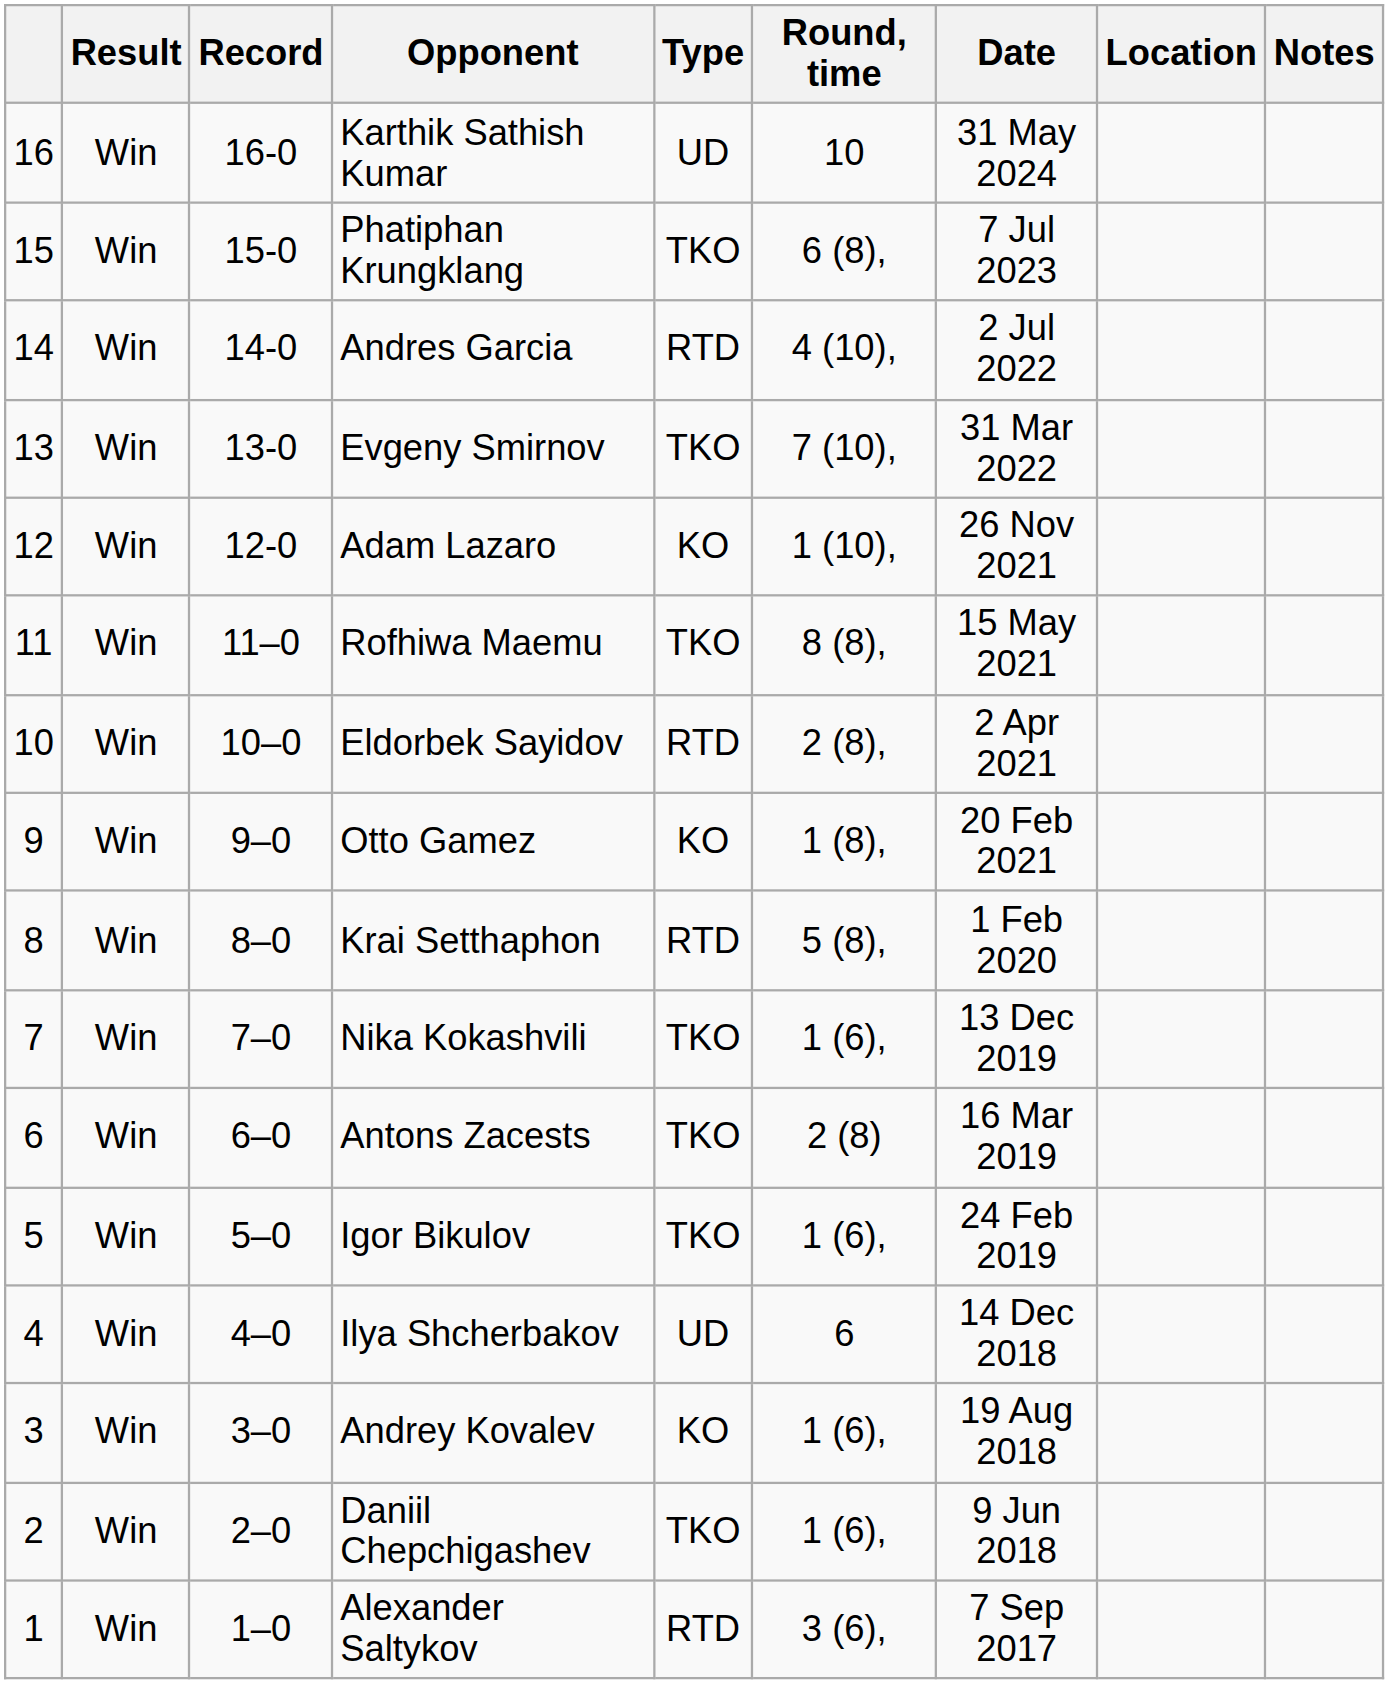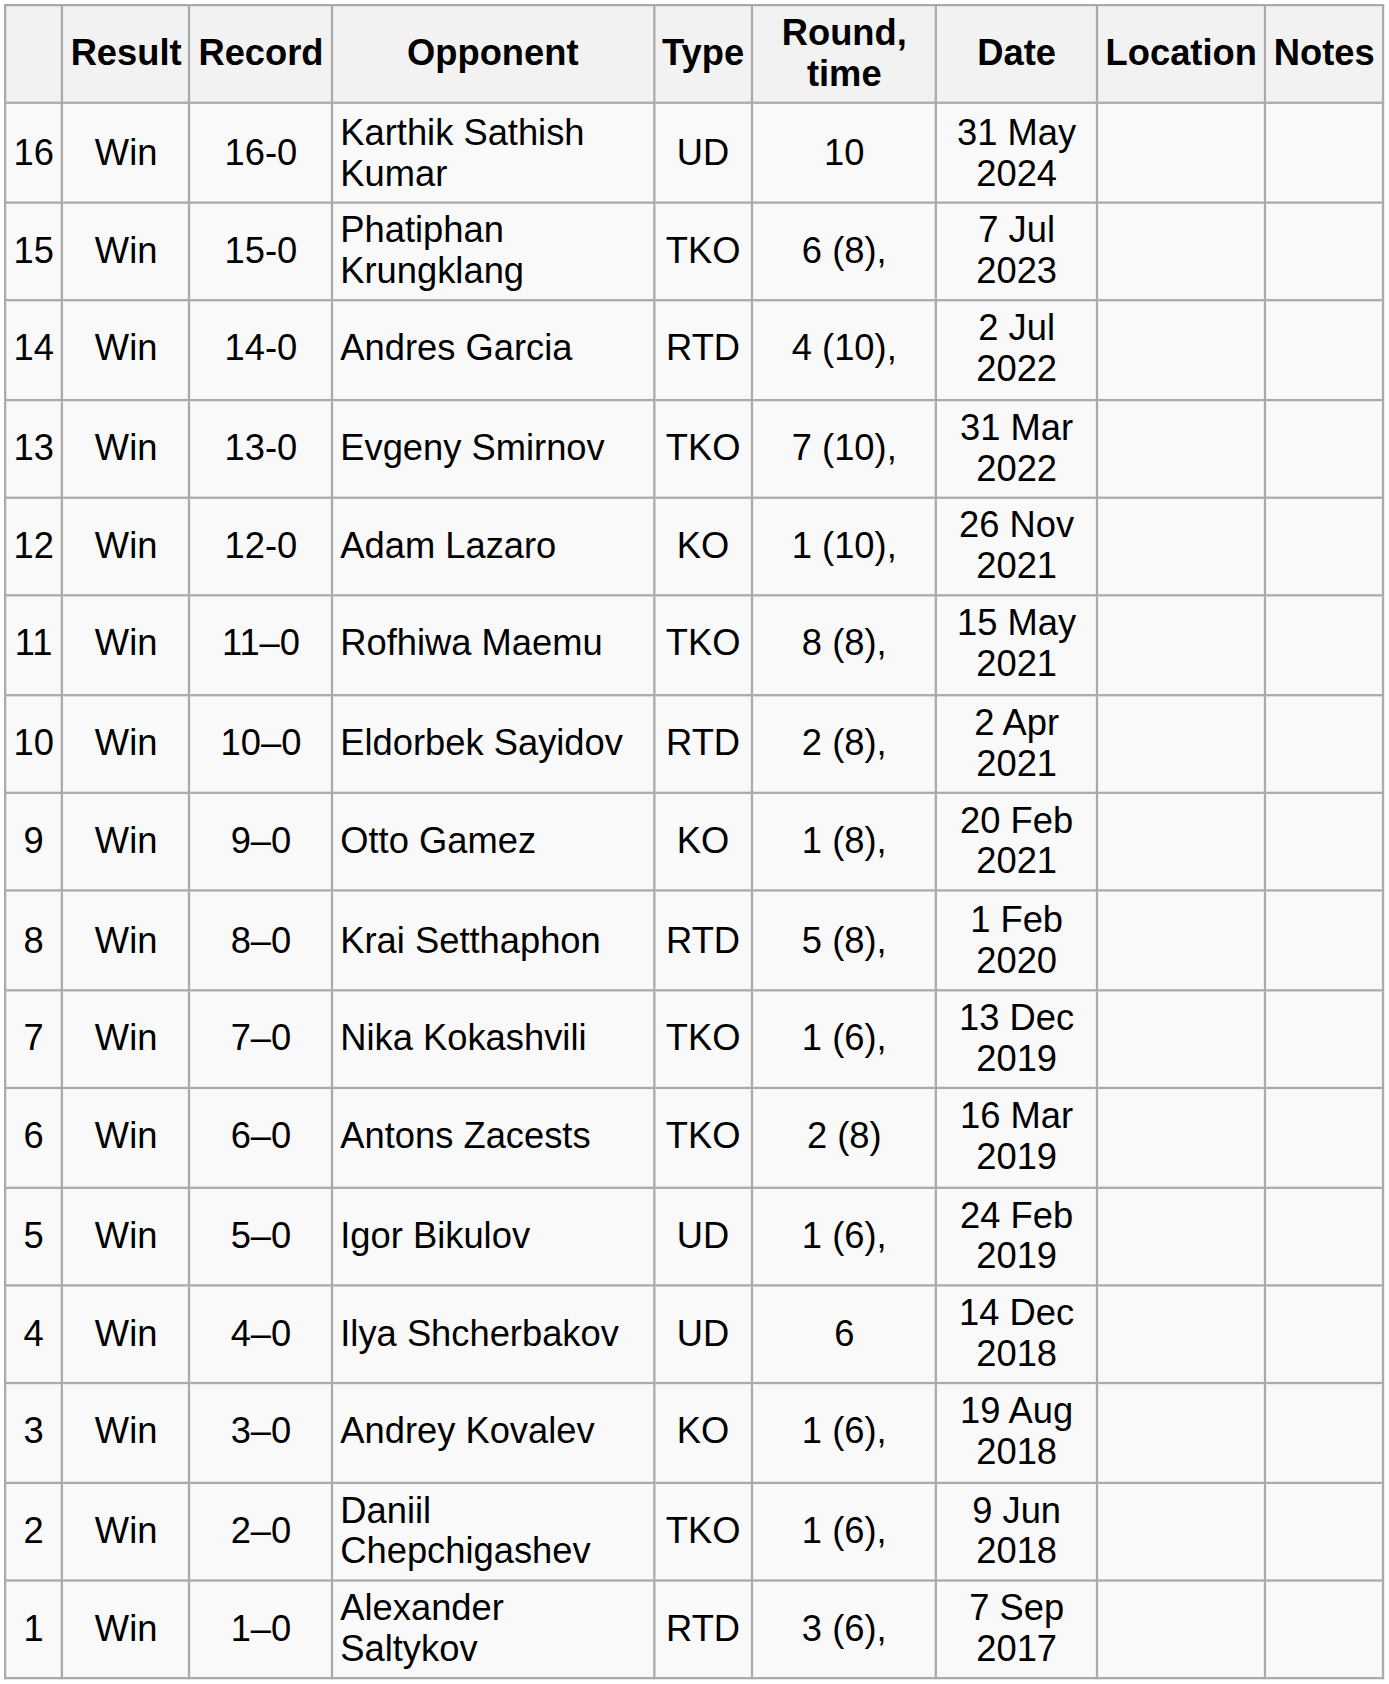(703, 1235) TKO -> (703, 1235) UD
